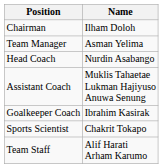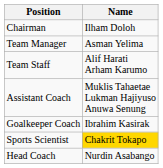rows swapped: (31, 59) <-> (28, 150)
(116, 129) no background -> (116, 140) gold background
